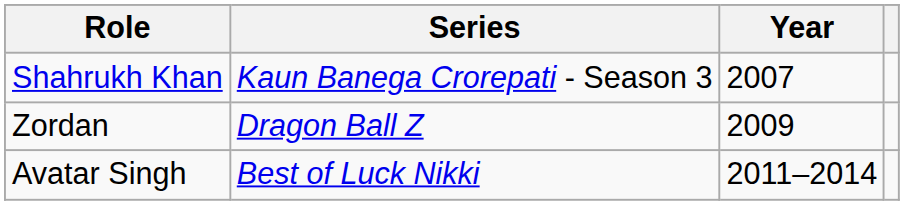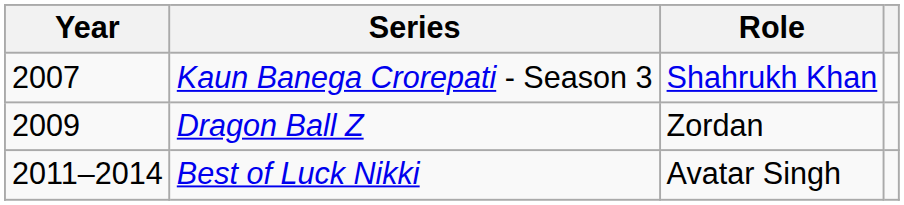columns swapped: (802, 28) <-> (117, 28)
